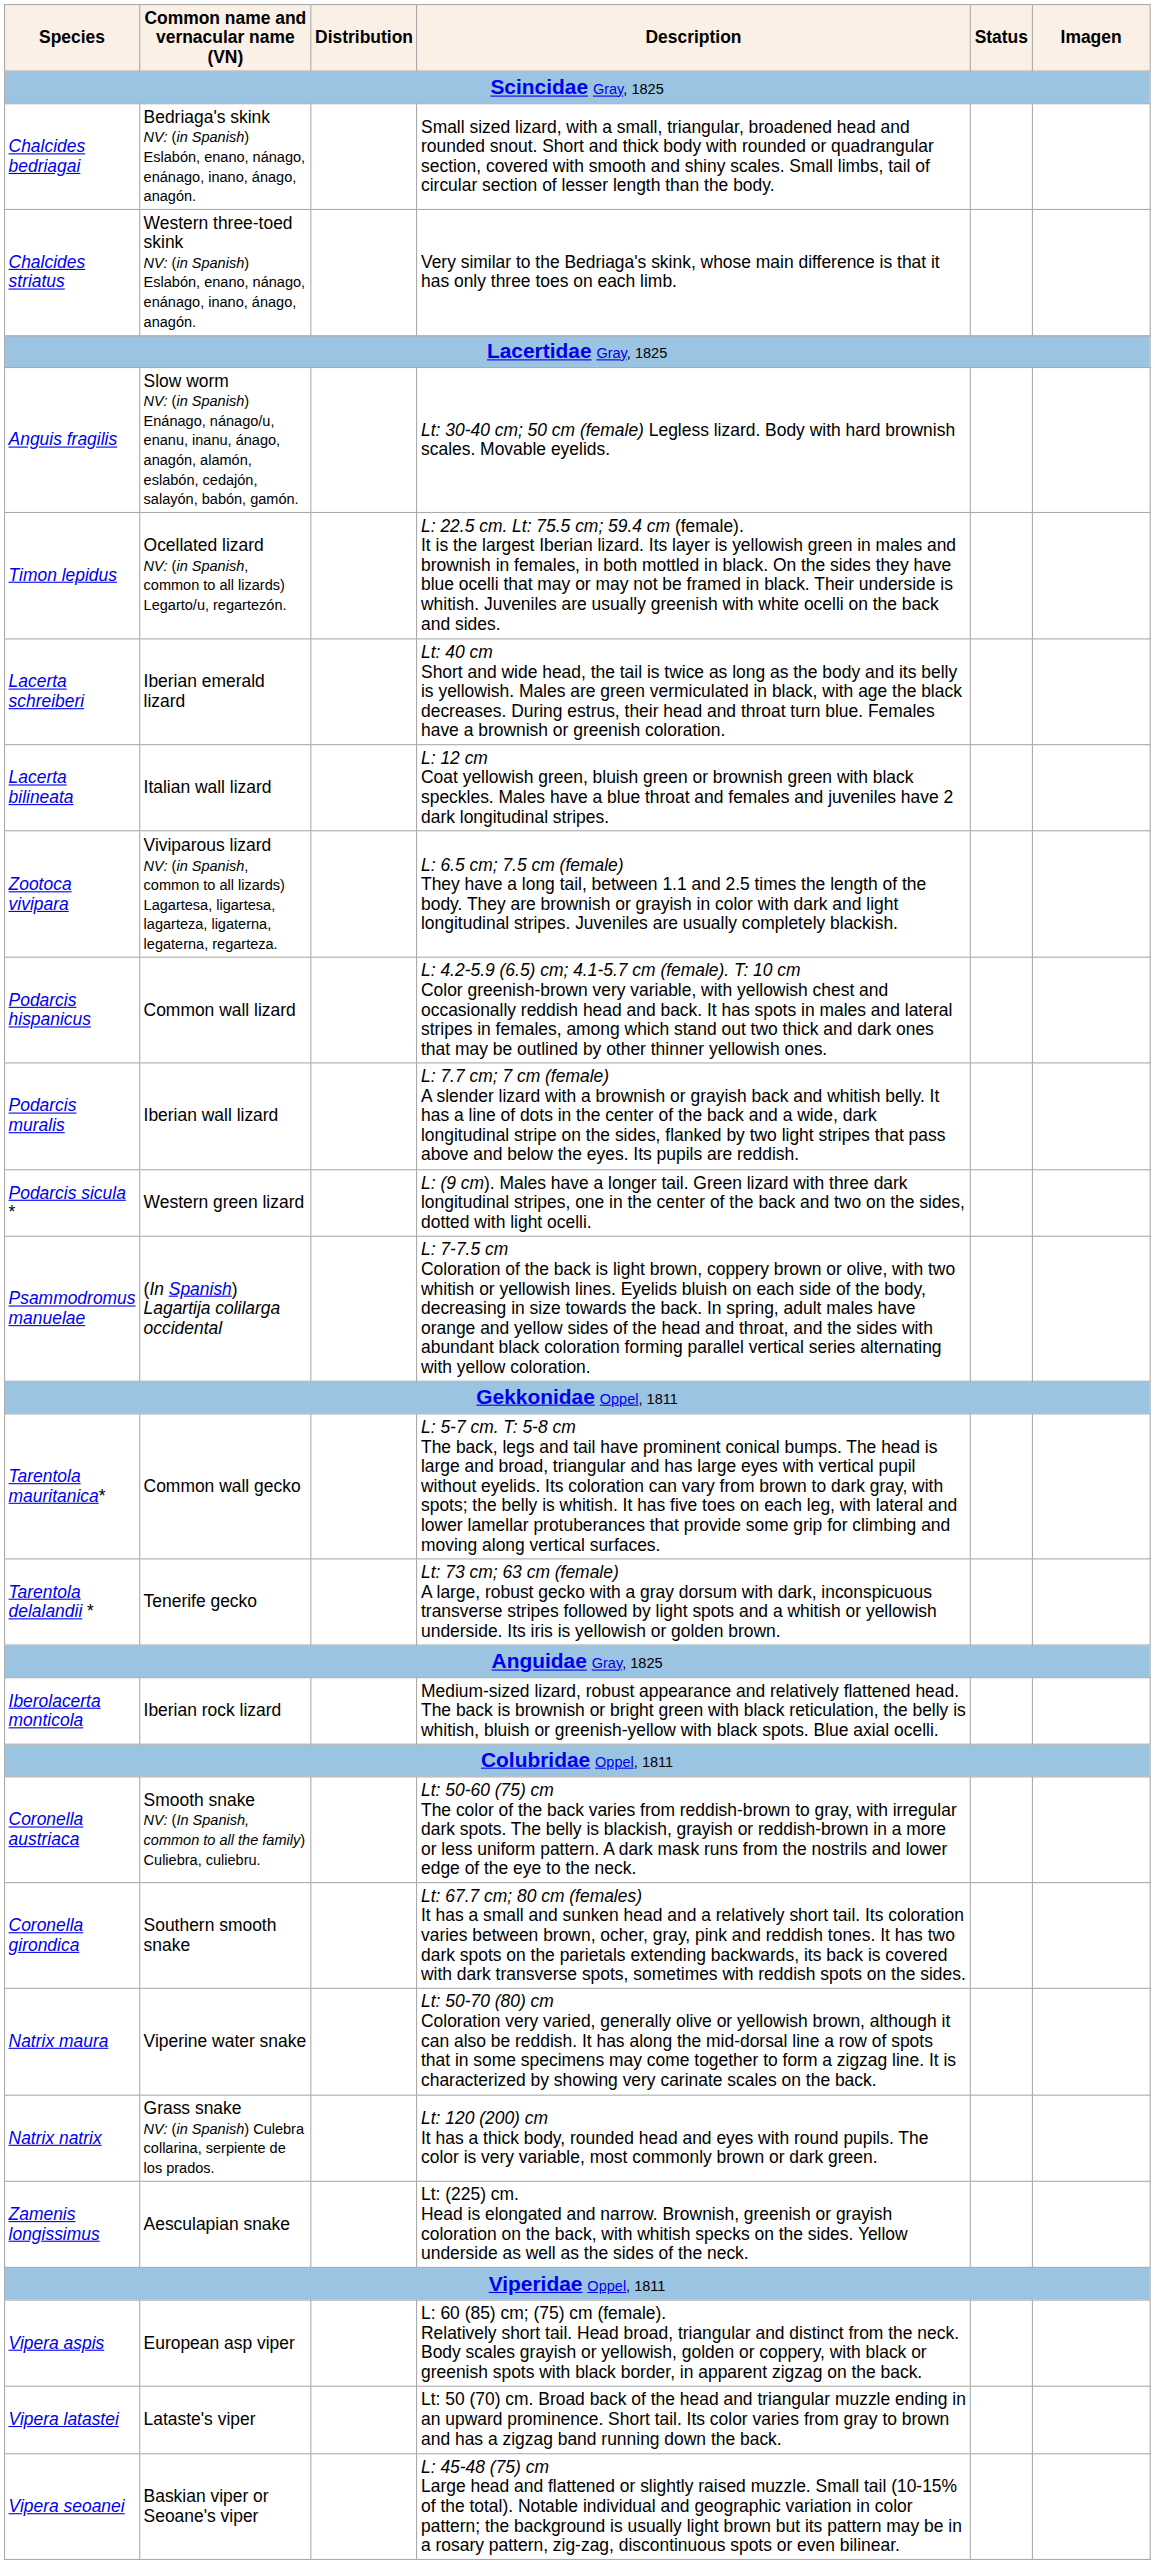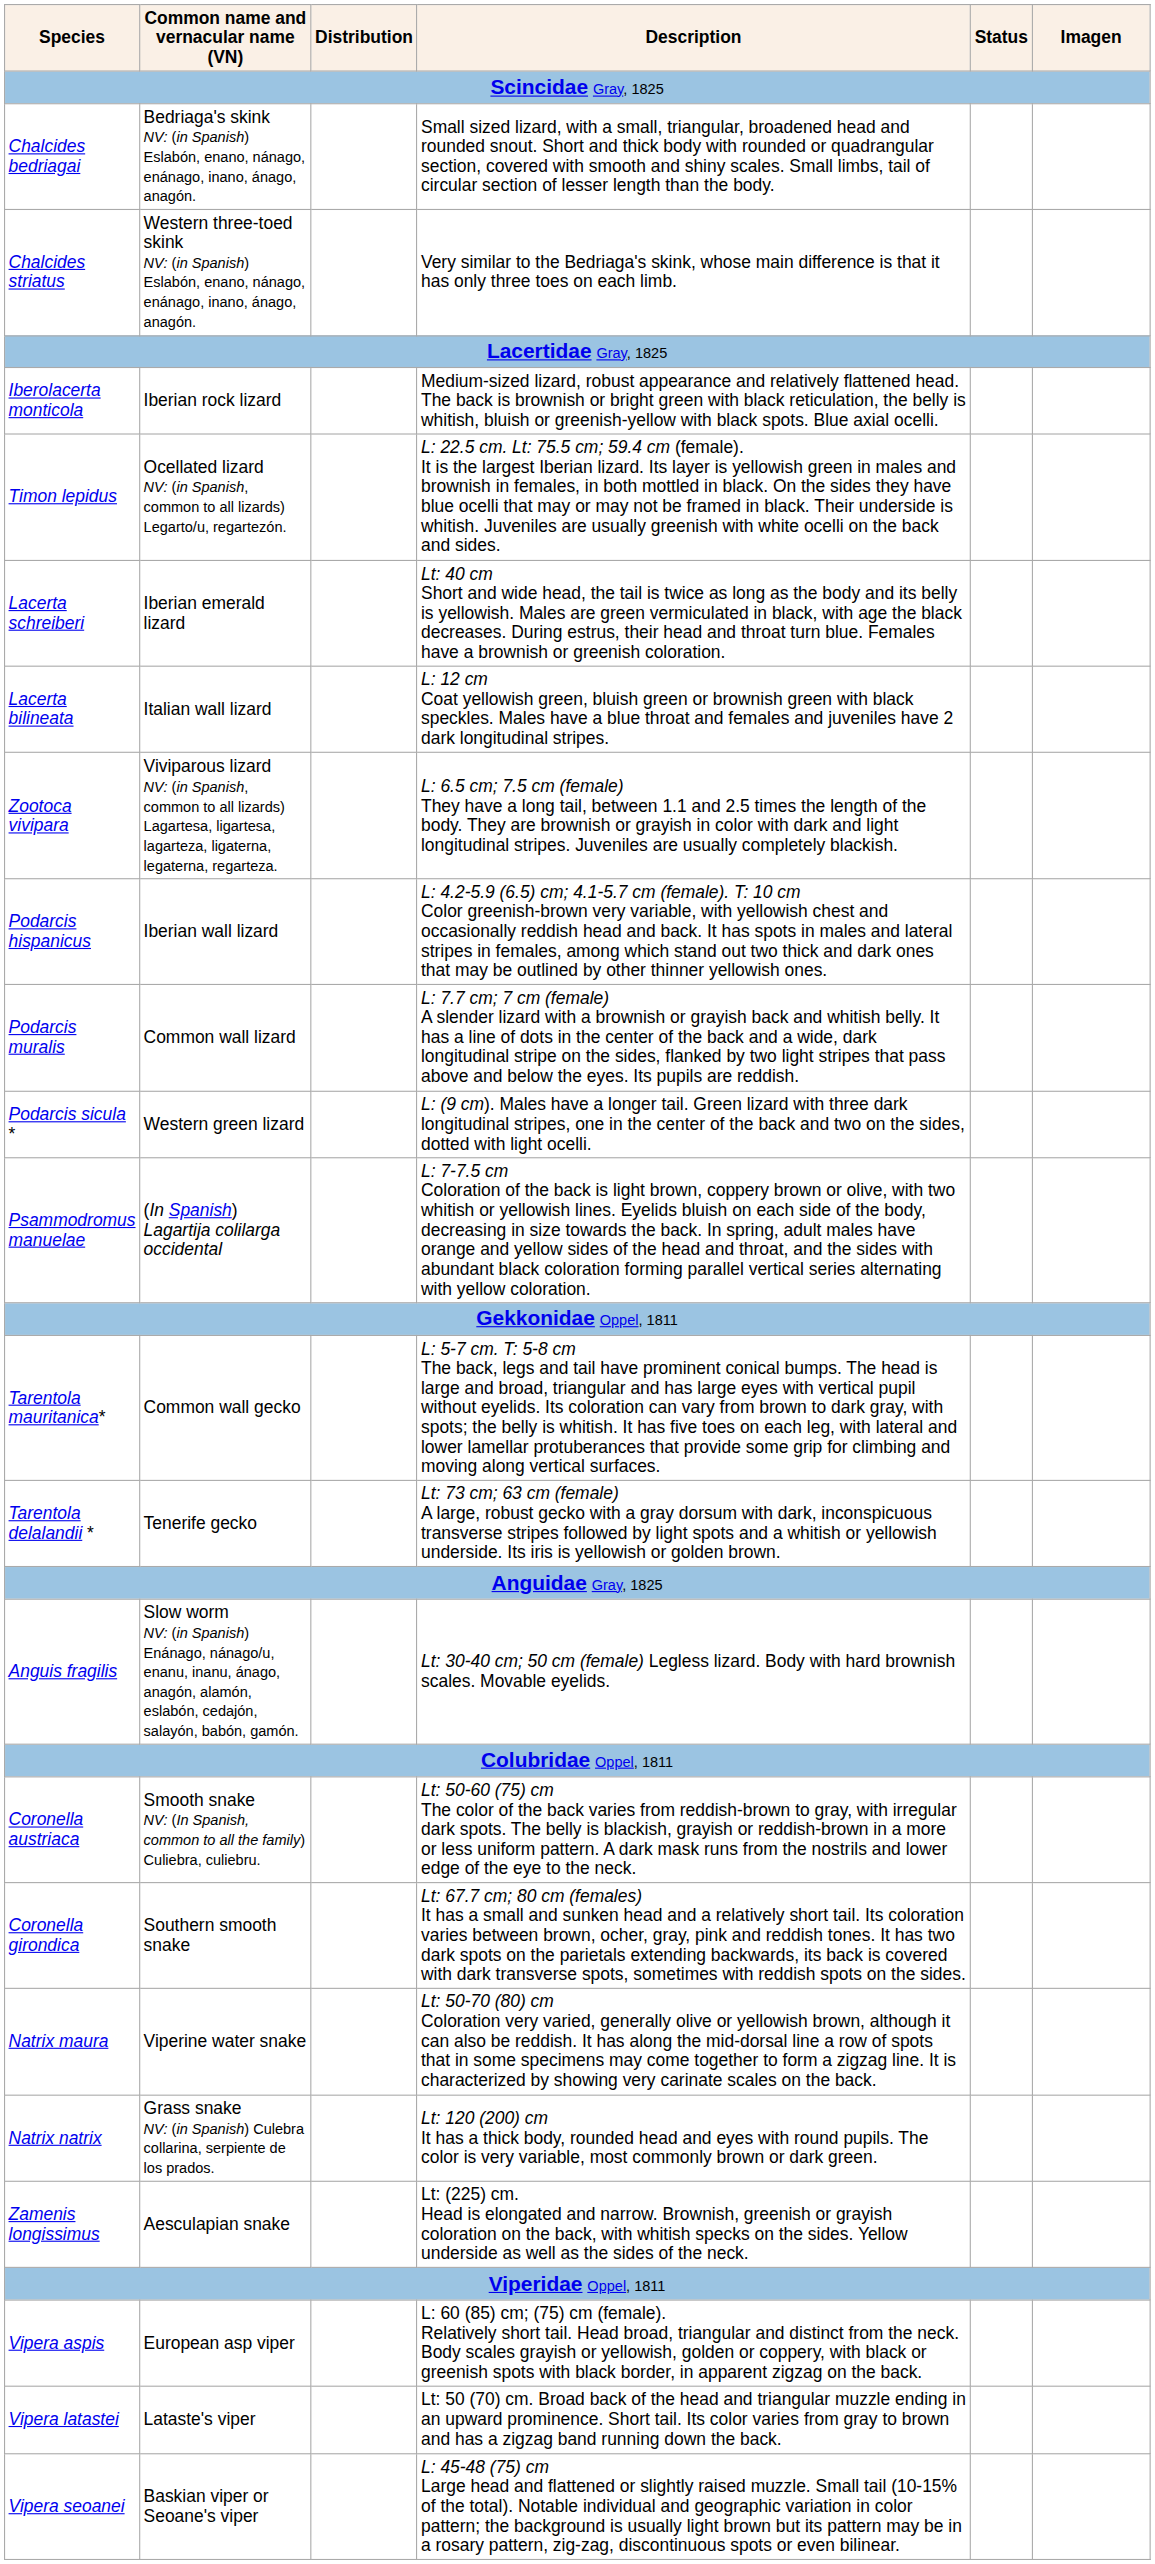rows swapped: (55, 1710) <-> (63, 440)
(220, 1009) Common wall lizard -> (211, 931) Iberian wall lizard
(211, 1116) Iberian wall lizard -> (220, 1037) Common wall lizard
